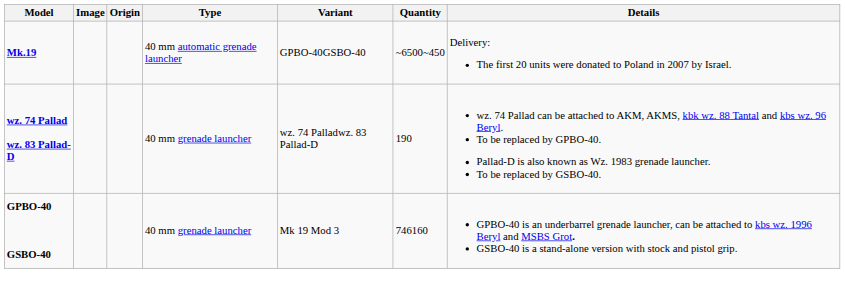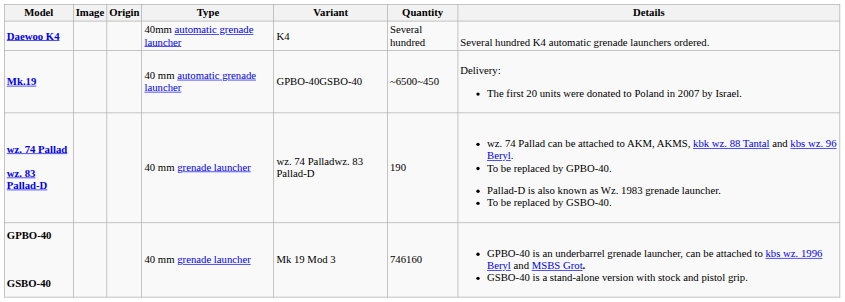+ row: (33, 36)
